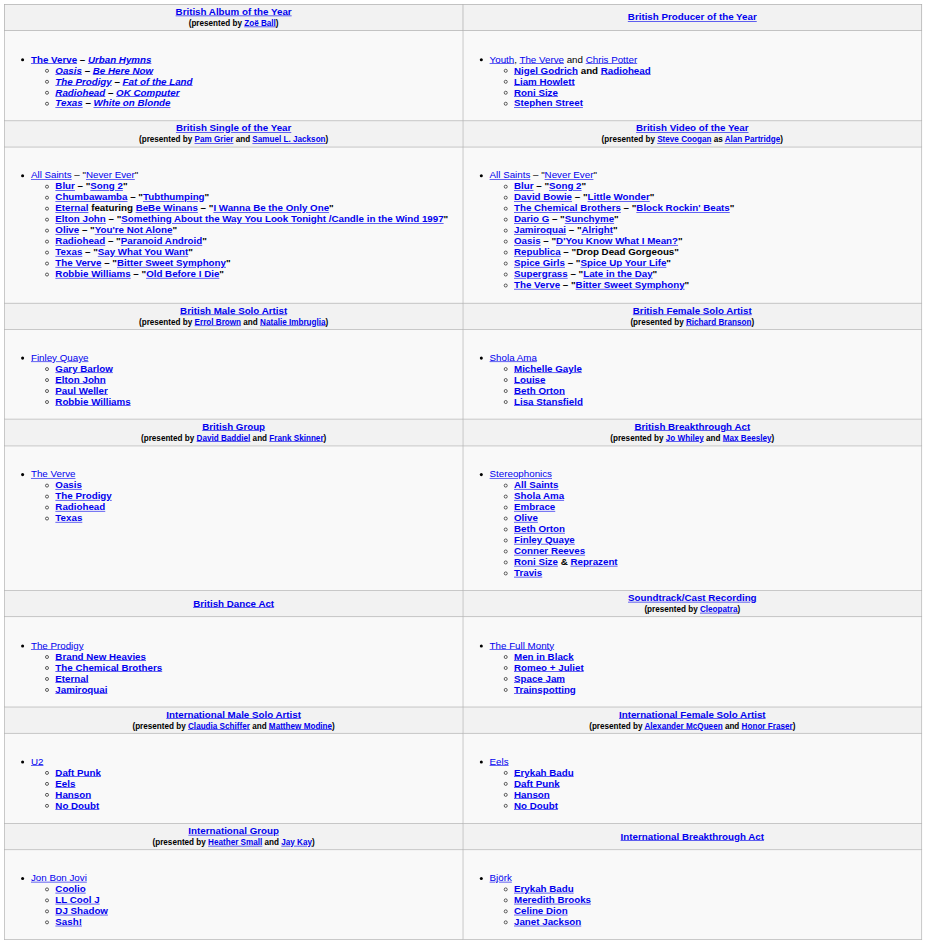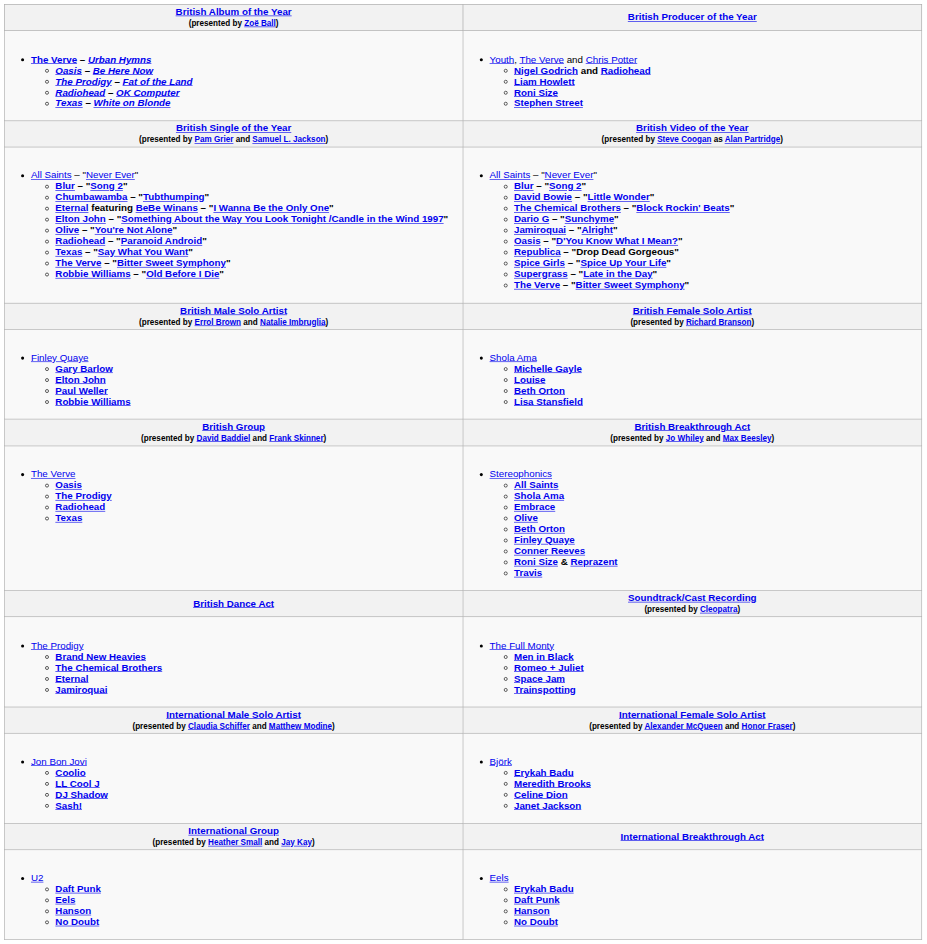rows swapped: (234, 900) <-> (234, 784)
